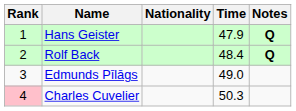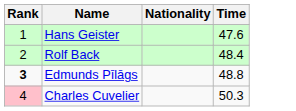- column: (270, 14)
(231, 34) 47.9 -> (231, 34) 47.6
(23, 75) normal -> (23, 75) bold
(231, 75) 49.0 -> (231, 75) 48.8
